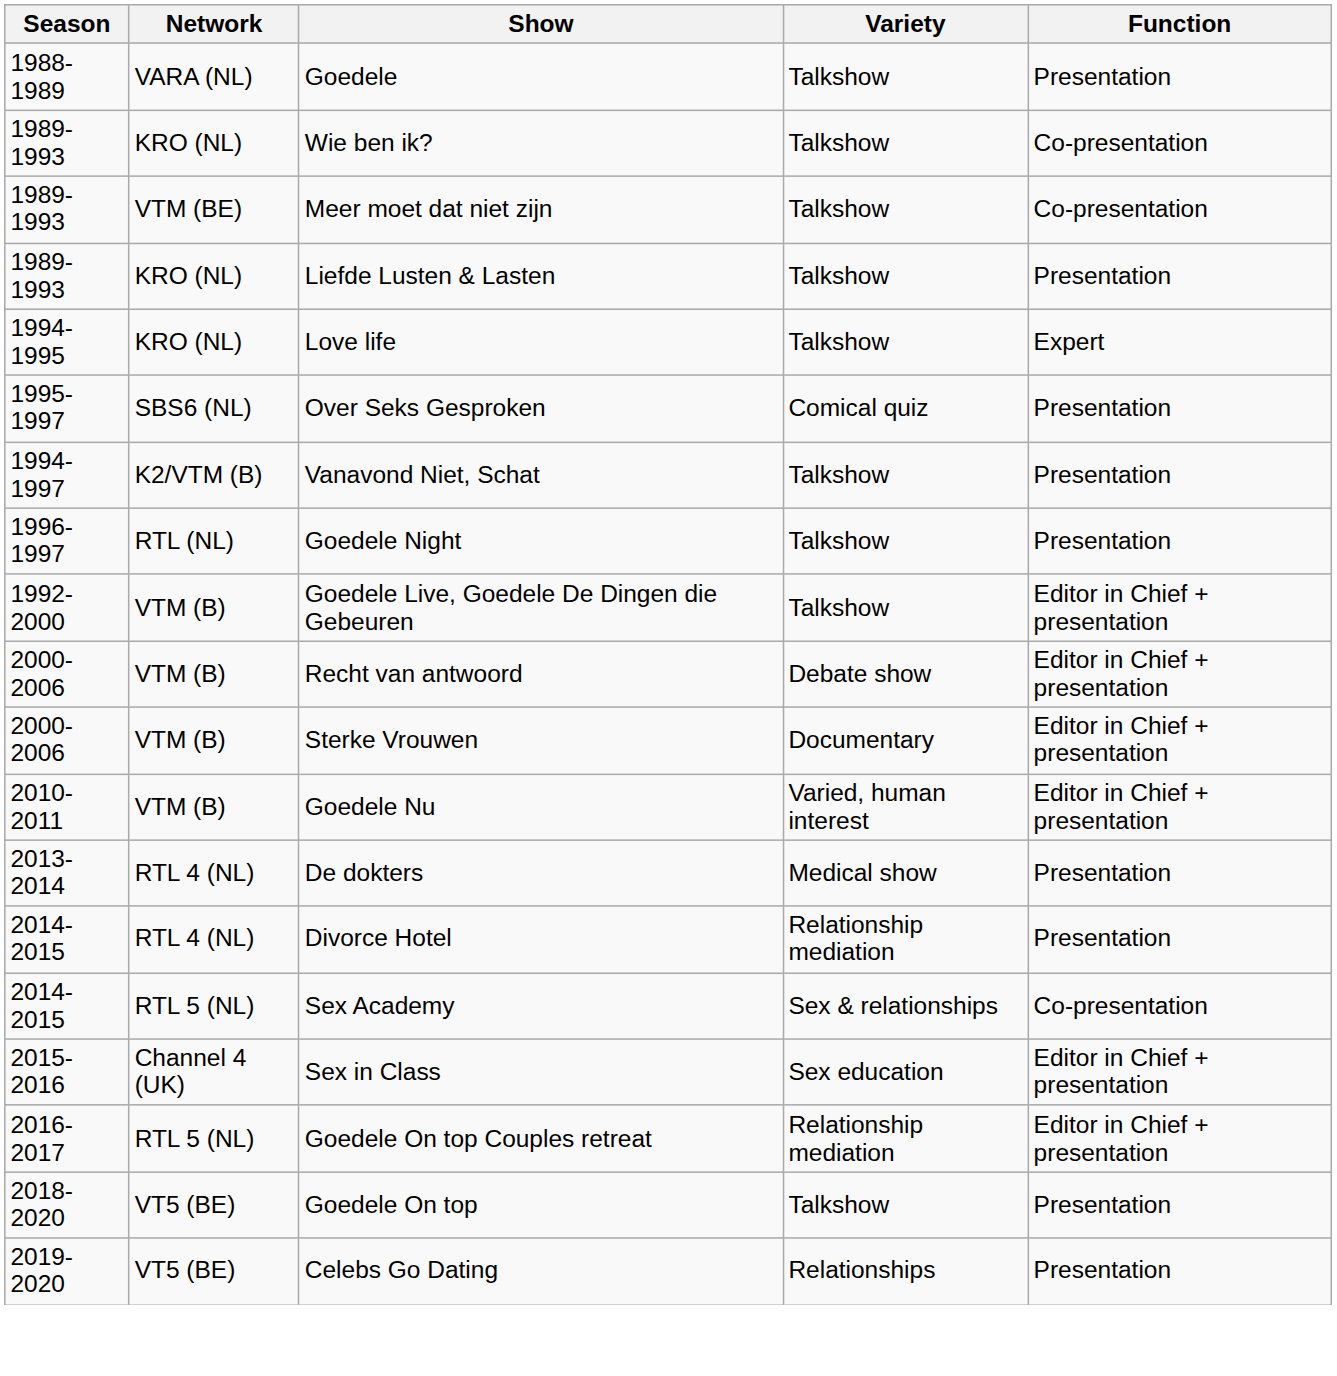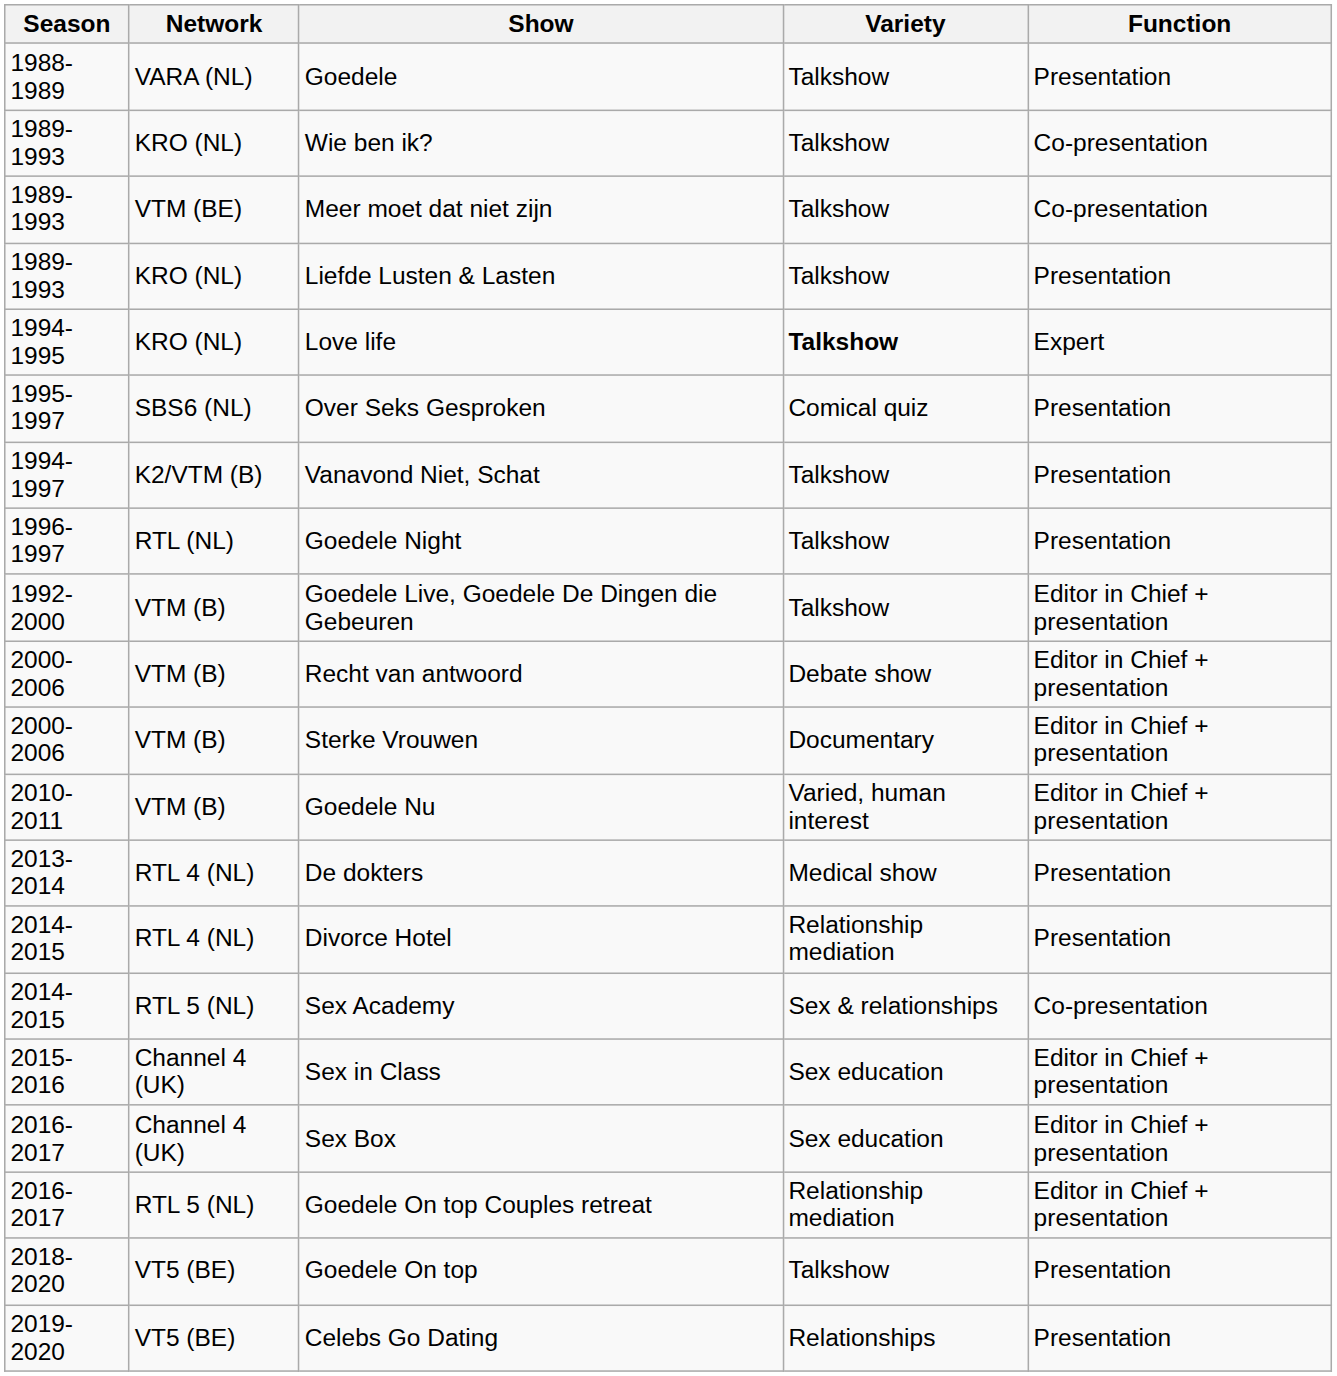(839, 341) normal -> (843, 341) bold
+ row: (350, 1138)
